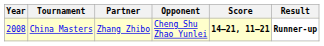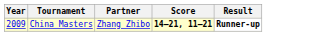- column: (181, 11)
(16, 29) 2008 -> (16, 24) 2009
